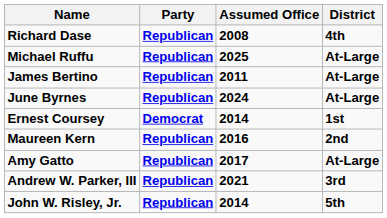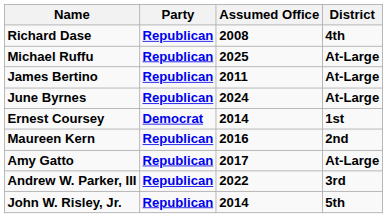(234, 181) 2021 -> (234, 181) 2022
